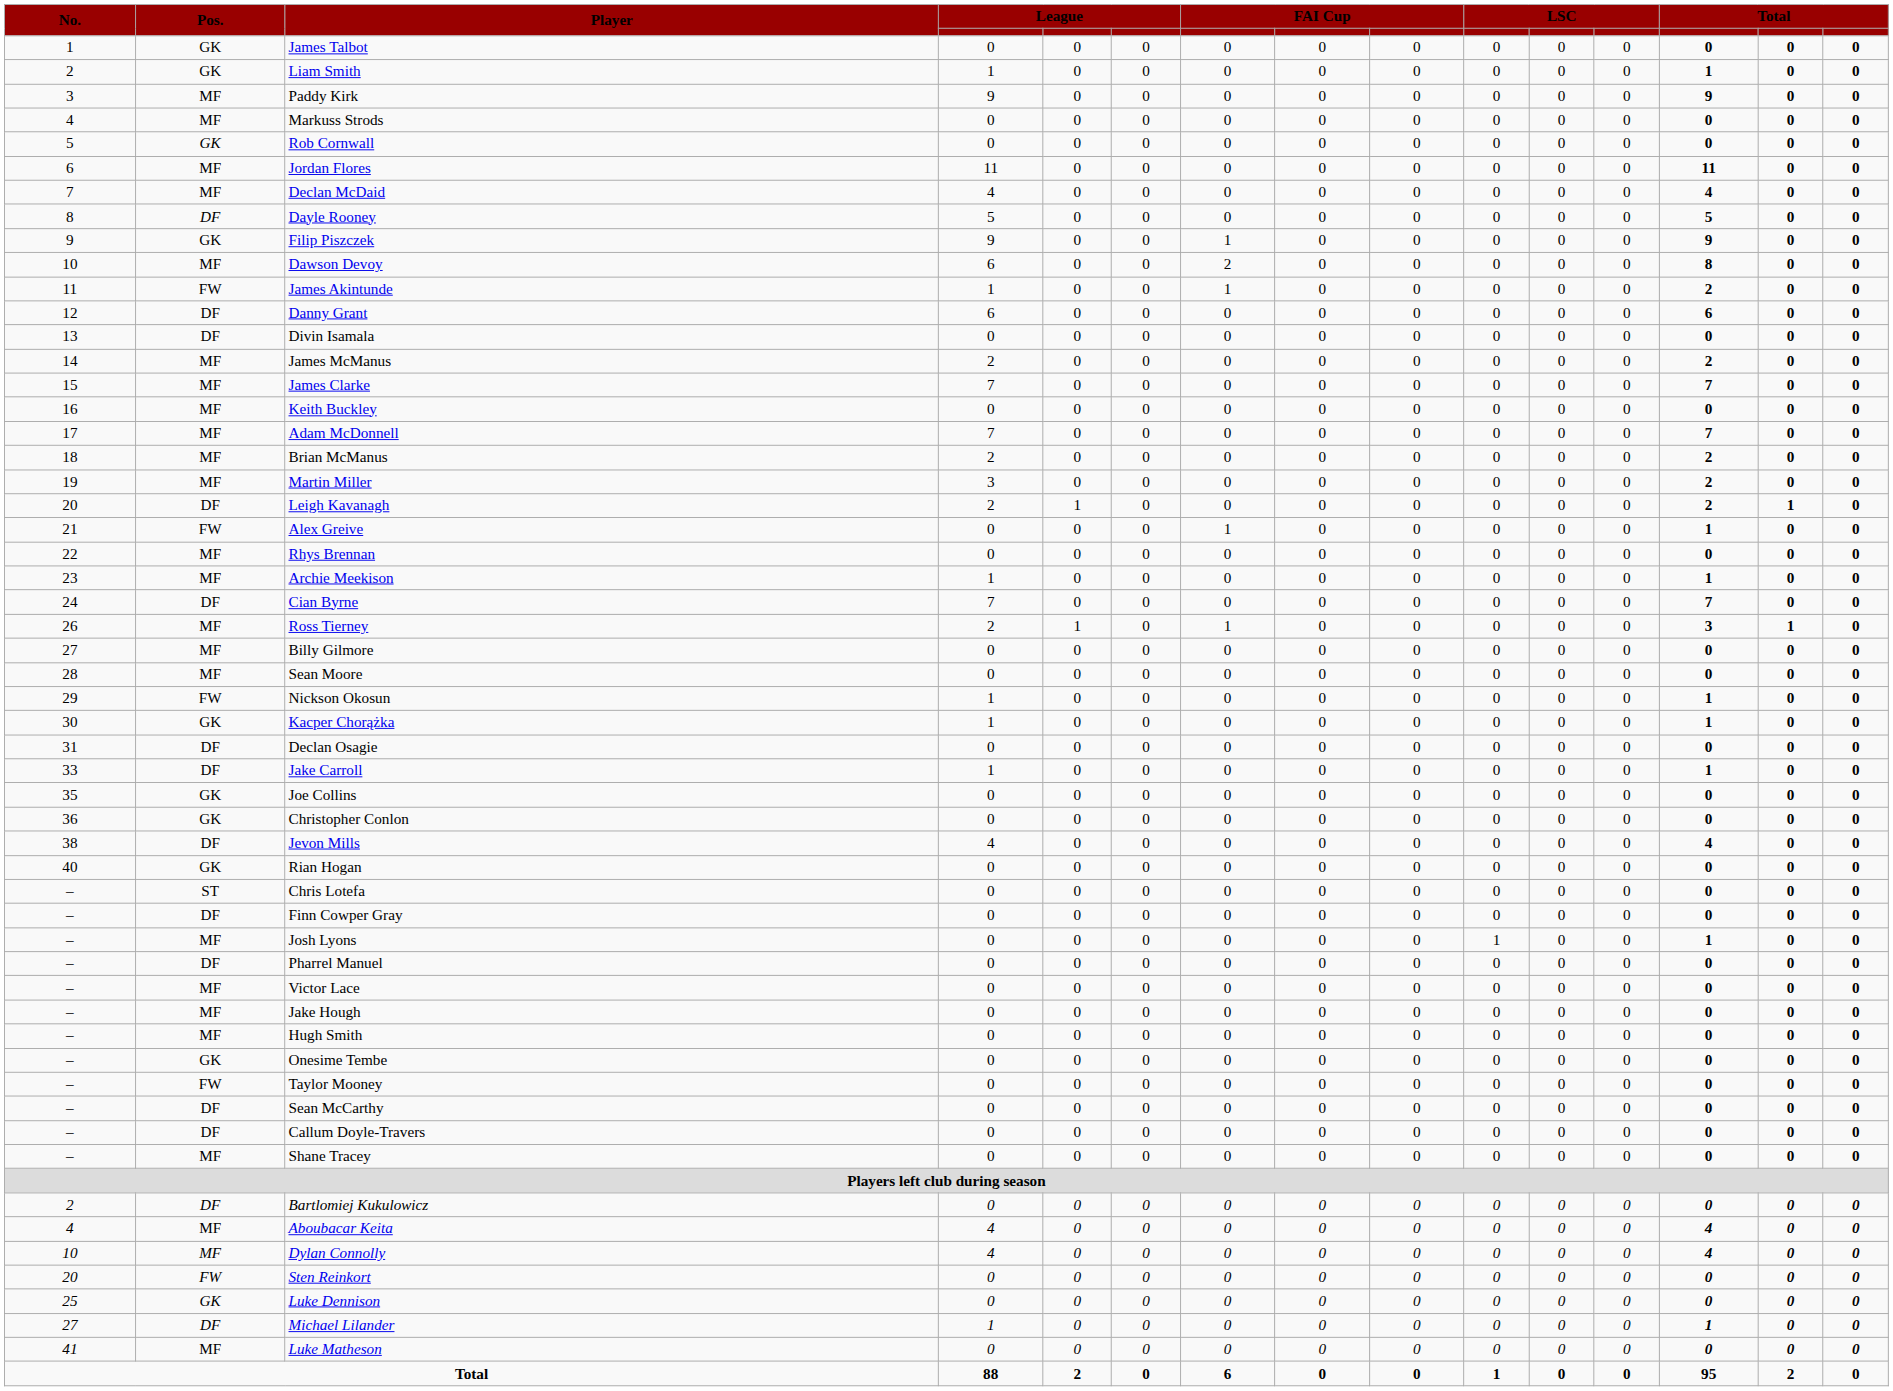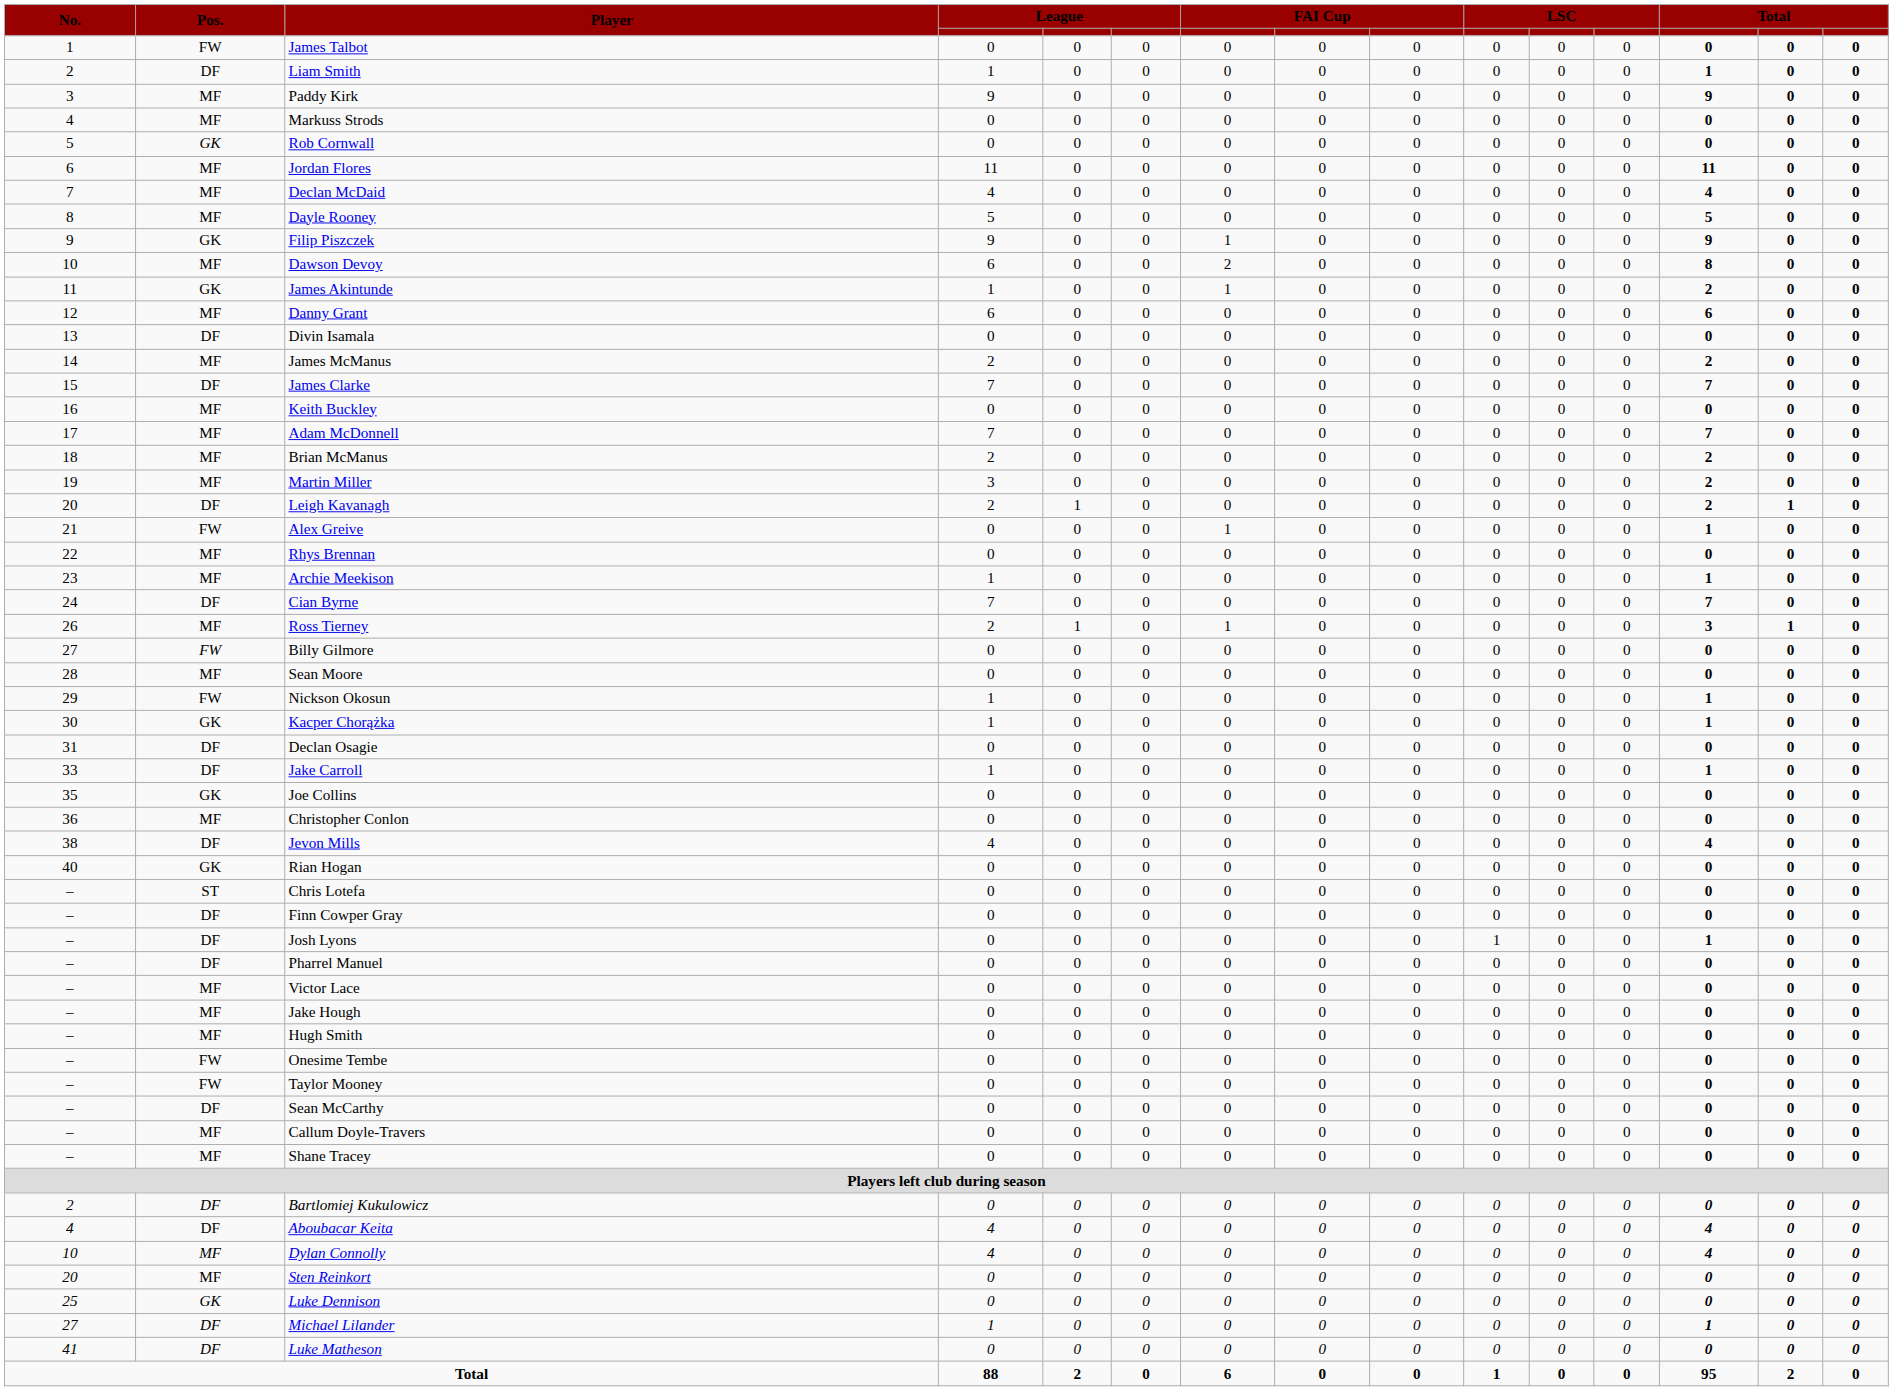(210, 47) GK -> (210, 47) FW
(210, 71) GK -> (210, 71) DF
(210, 216) DF -> (210, 216) MF
(210, 288) FW -> (210, 288) GK
(210, 312) DF -> (210, 312) MF
(210, 385) MF -> (210, 385) DF
(210, 650) MF -> (210, 650) FW
(210, 819) GK -> (210, 819) MF
(210, 939) MF -> (210, 939) DF
(210, 1060) GK -> (210, 1060) FW
(210, 1132) DF -> (210, 1132) MF
(210, 1228) MF -> (210, 1228) DF
(210, 1277) FW -> (210, 1277) MF
(210, 1349) MF -> (210, 1349) DF
